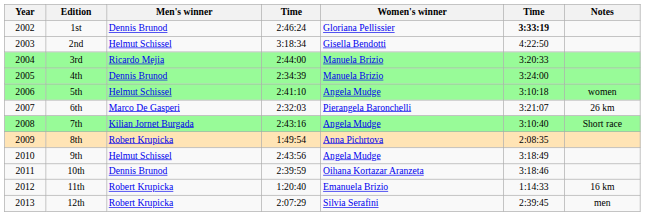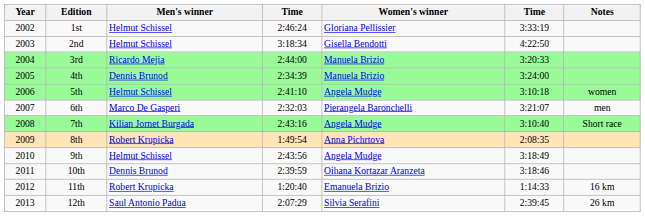(138, 28) Dennis Brunod -> (141, 28) Helmut Schissel
(534, 28) bold -> (534, 28) normal
(602, 108) 26 km -> (602, 108) men
(141, 203) Robert Krupicka -> (147, 203) Saul Antonio Padua
(602, 203) men -> (602, 203) 26 km
